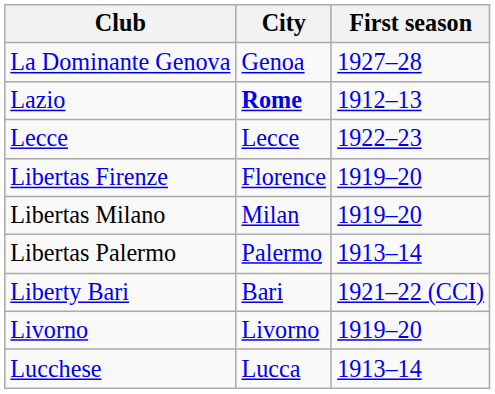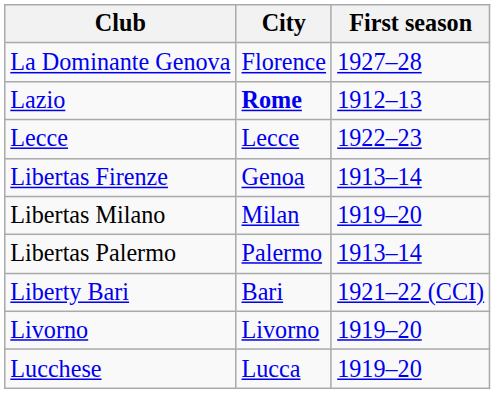(273, 61) Genoa -> (284, 61) Florence
(284, 176) Florence -> (273, 176) Genoa
(379, 176) 1919–20 -> (379, 176) 1913–14
(379, 368) 1913–14 -> (379, 368) 1919–20
